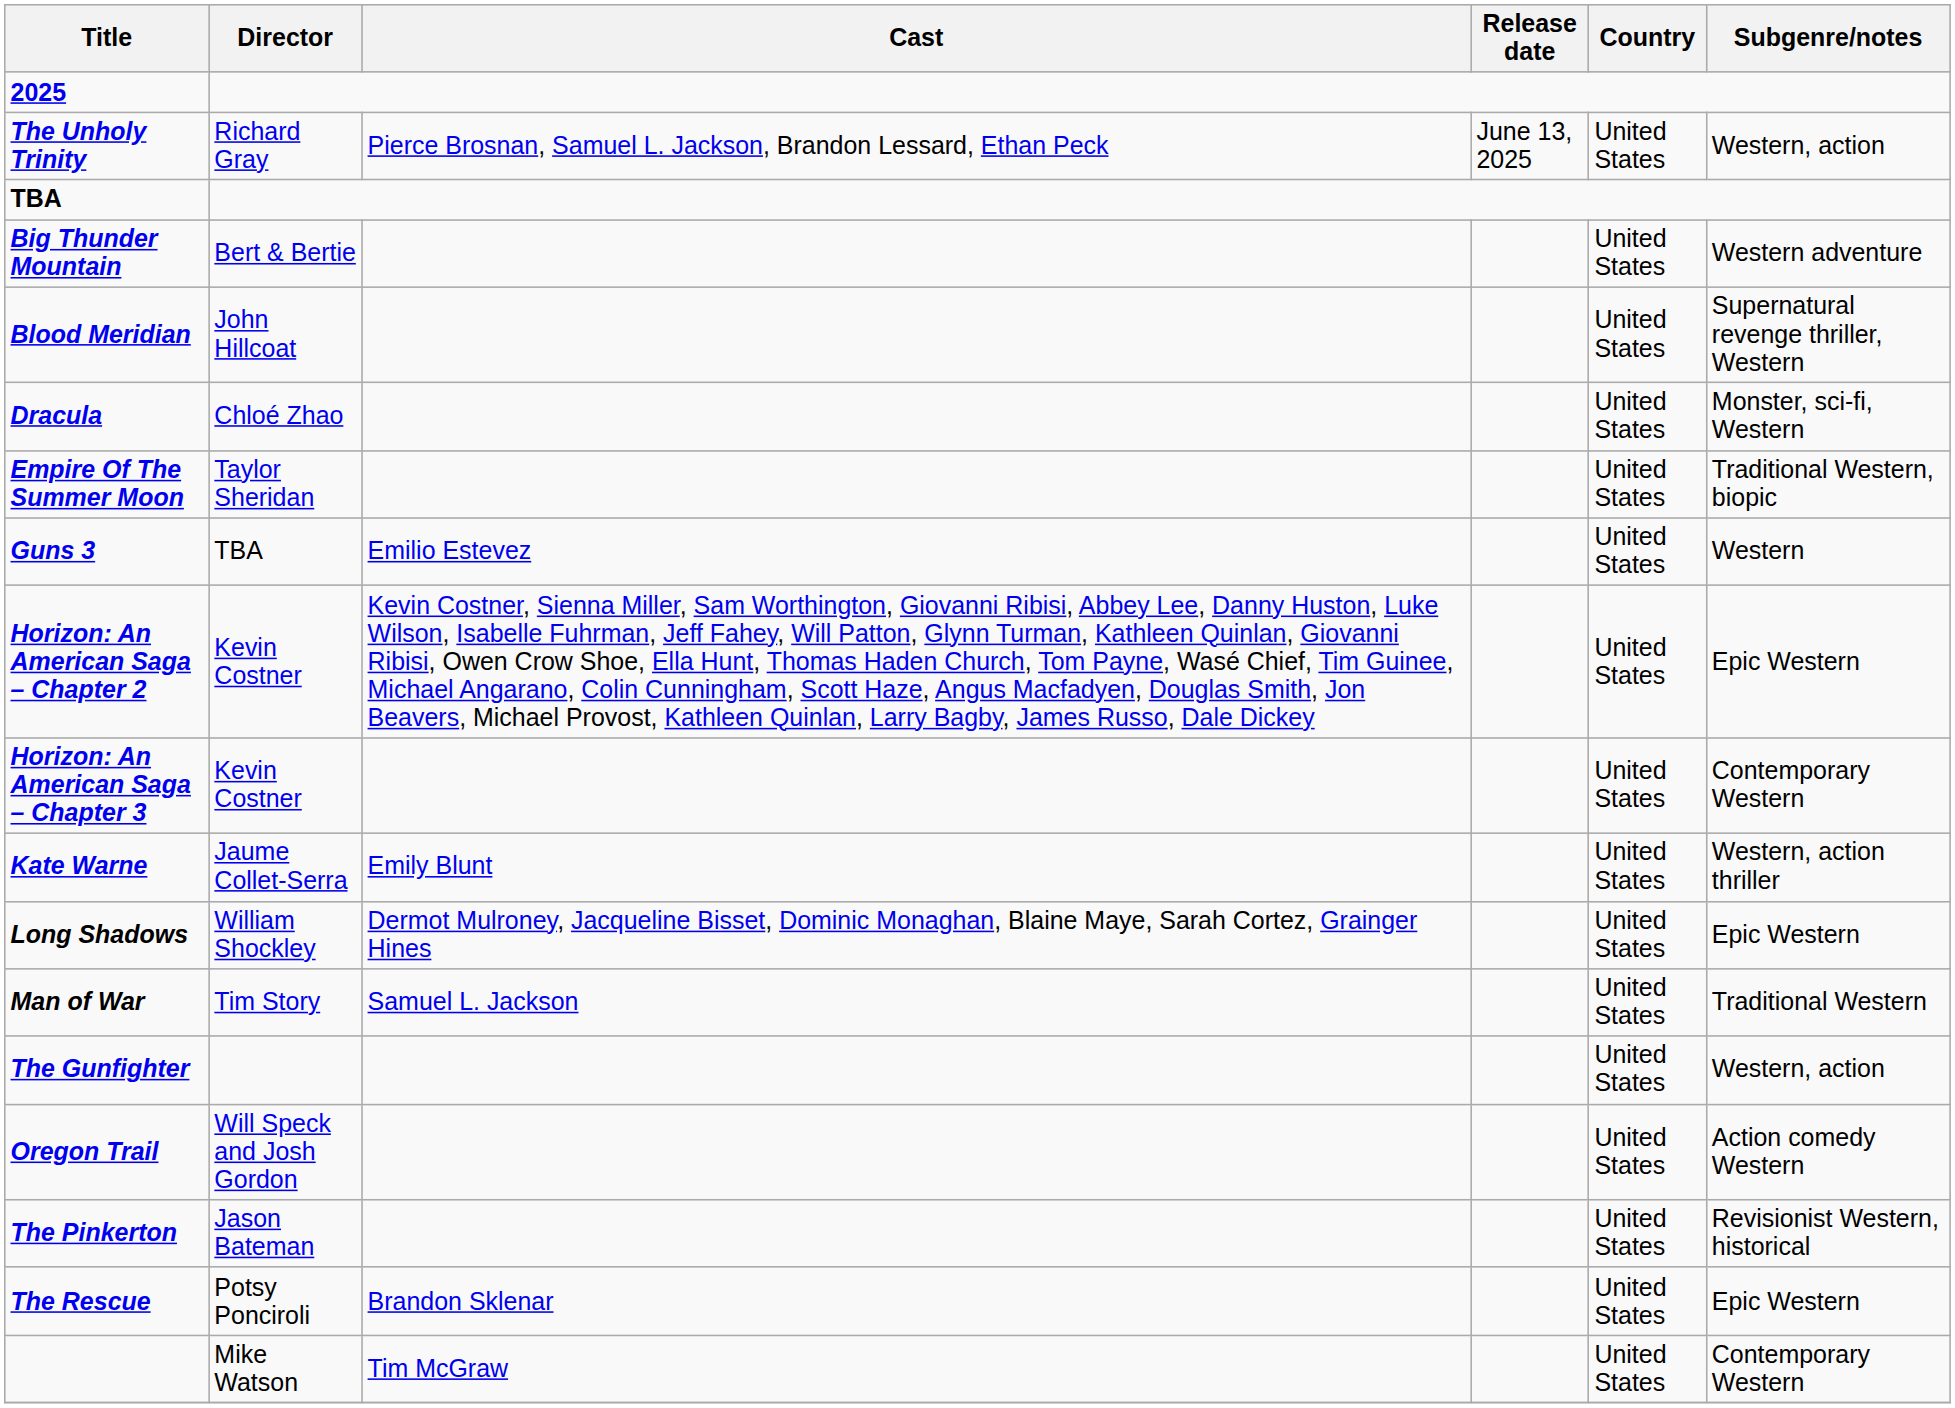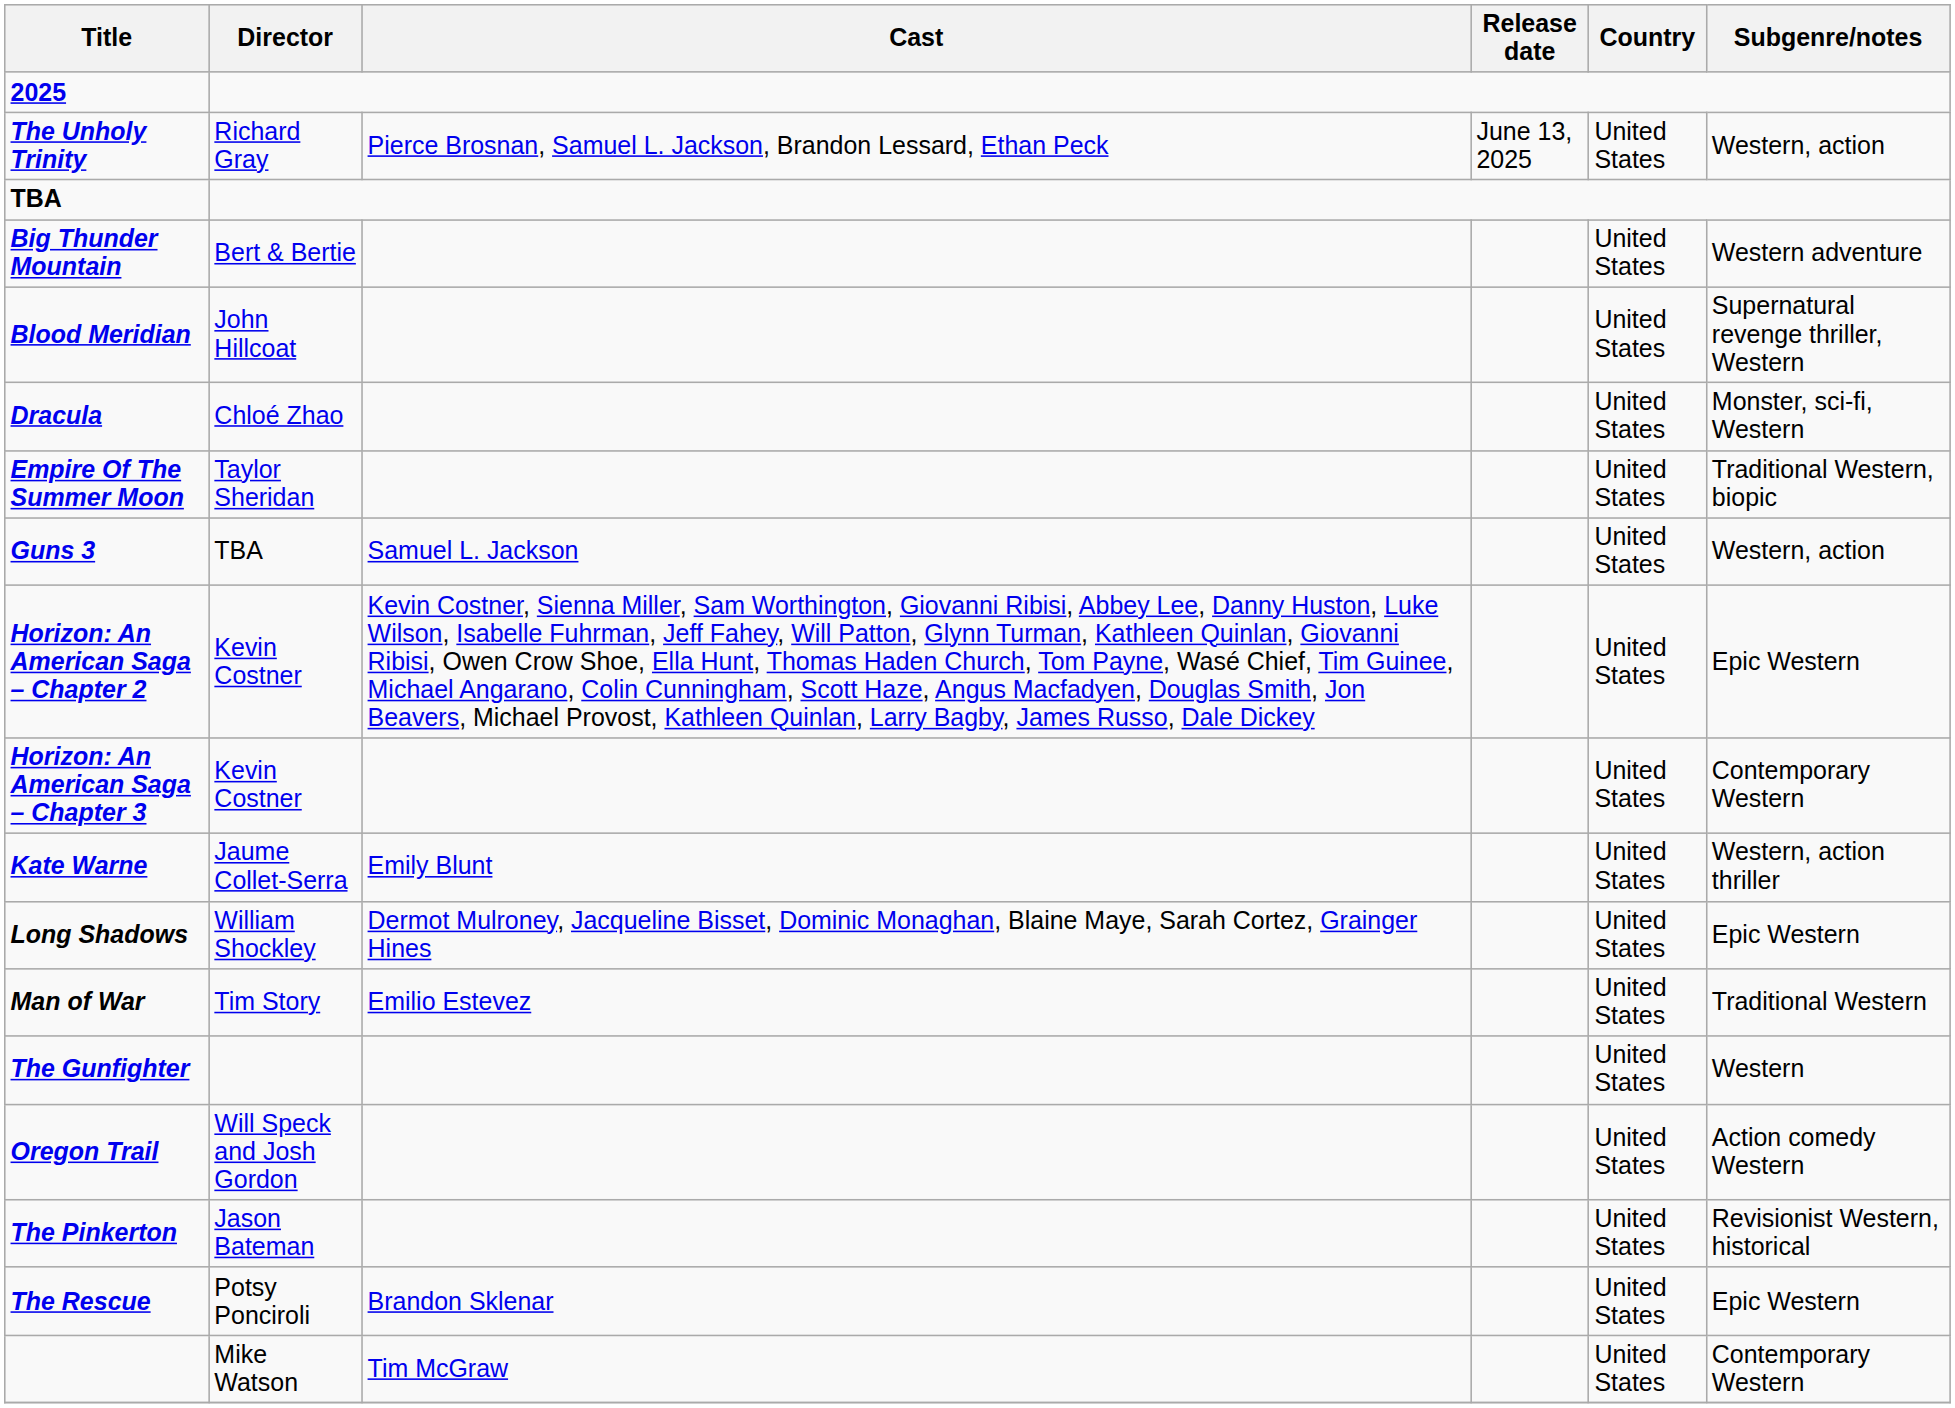(449, 551) Emilio Estevez -> (473, 551) Samuel L. Jackson
(1758, 551) Western -> (1798, 551) Western, action
(473, 1002) Samuel L. Jackson -> (449, 1002) Emilio Estevez
(1798, 1069) Western, action -> (1758, 1069) Western
